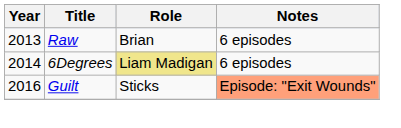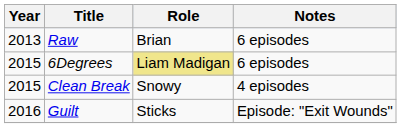(24, 63) 2014 -> (24, 63) 2015
+ row: (89, 87)
(297, 87) lightsalmon background -> (315, 110) no background
